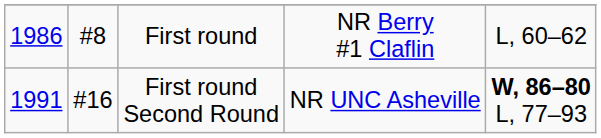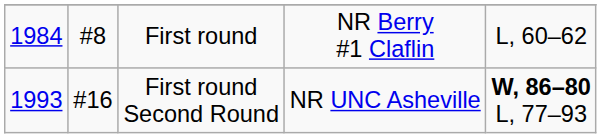(36, 36) 1986 -> (36, 36) 1984
(36, 100) 1991 -> (36, 100) 1993
